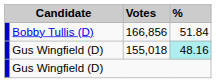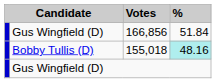(53, 31) Bobby Tullis (D) -> (58, 31) Gus Wingfield (D)
(58, 50) Gus Wingfield (D) -> (53, 50) Bobby Tullis (D)
